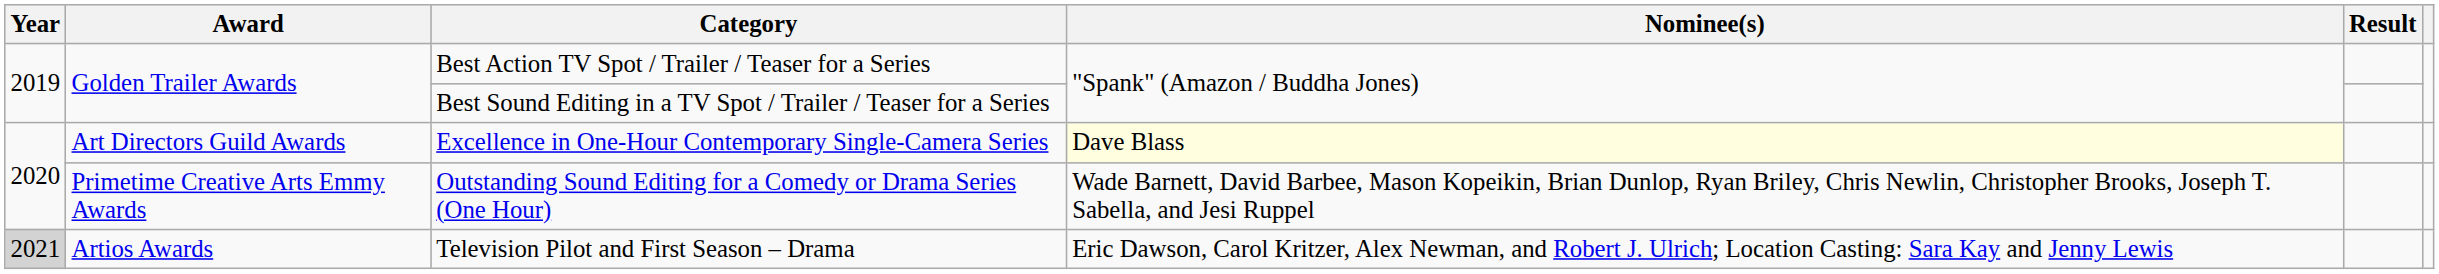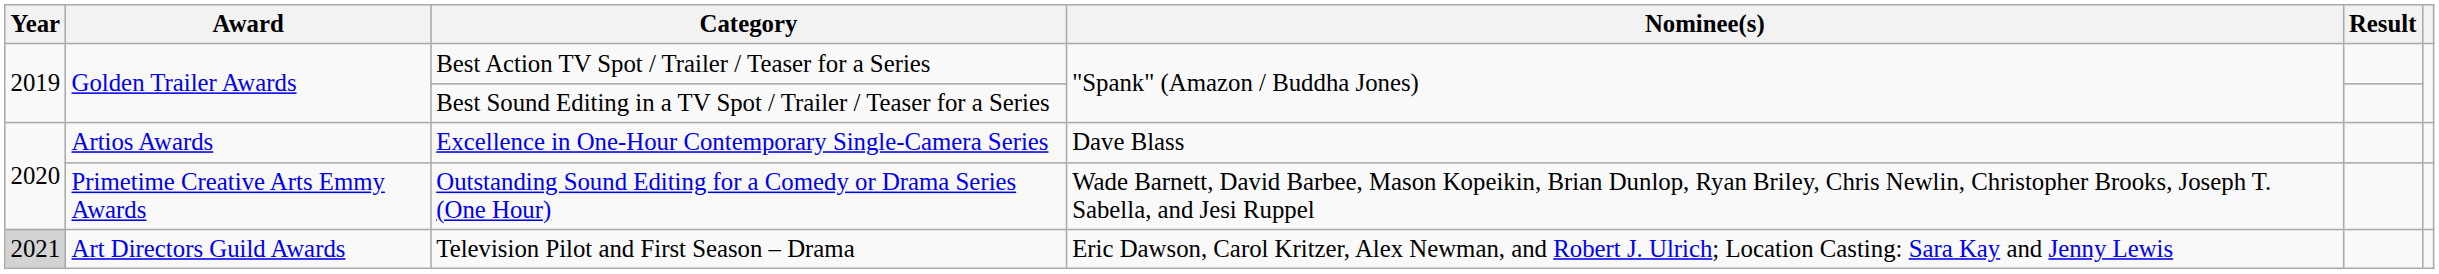(208, 142) Art Directors Guild Awards -> (142, 142) Artios Awards
(1128, 142) lightyellow background -> (1128, 142) no background
(142, 248) Artios Awards -> (208, 248) Art Directors Guild Awards
